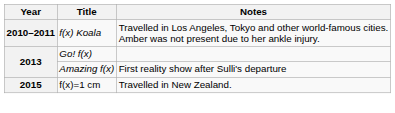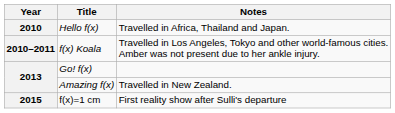+ row: (79, 27)
(203, 69) First reality show after Sulli's departure -> (175, 85) Travelled in New Zealand.
(175, 85) Travelled in New Zealand. -> (203, 100) First reality show after Sulli's departure
